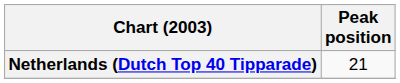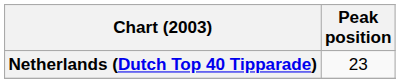(358, 64) 21 -> (358, 64) 23
